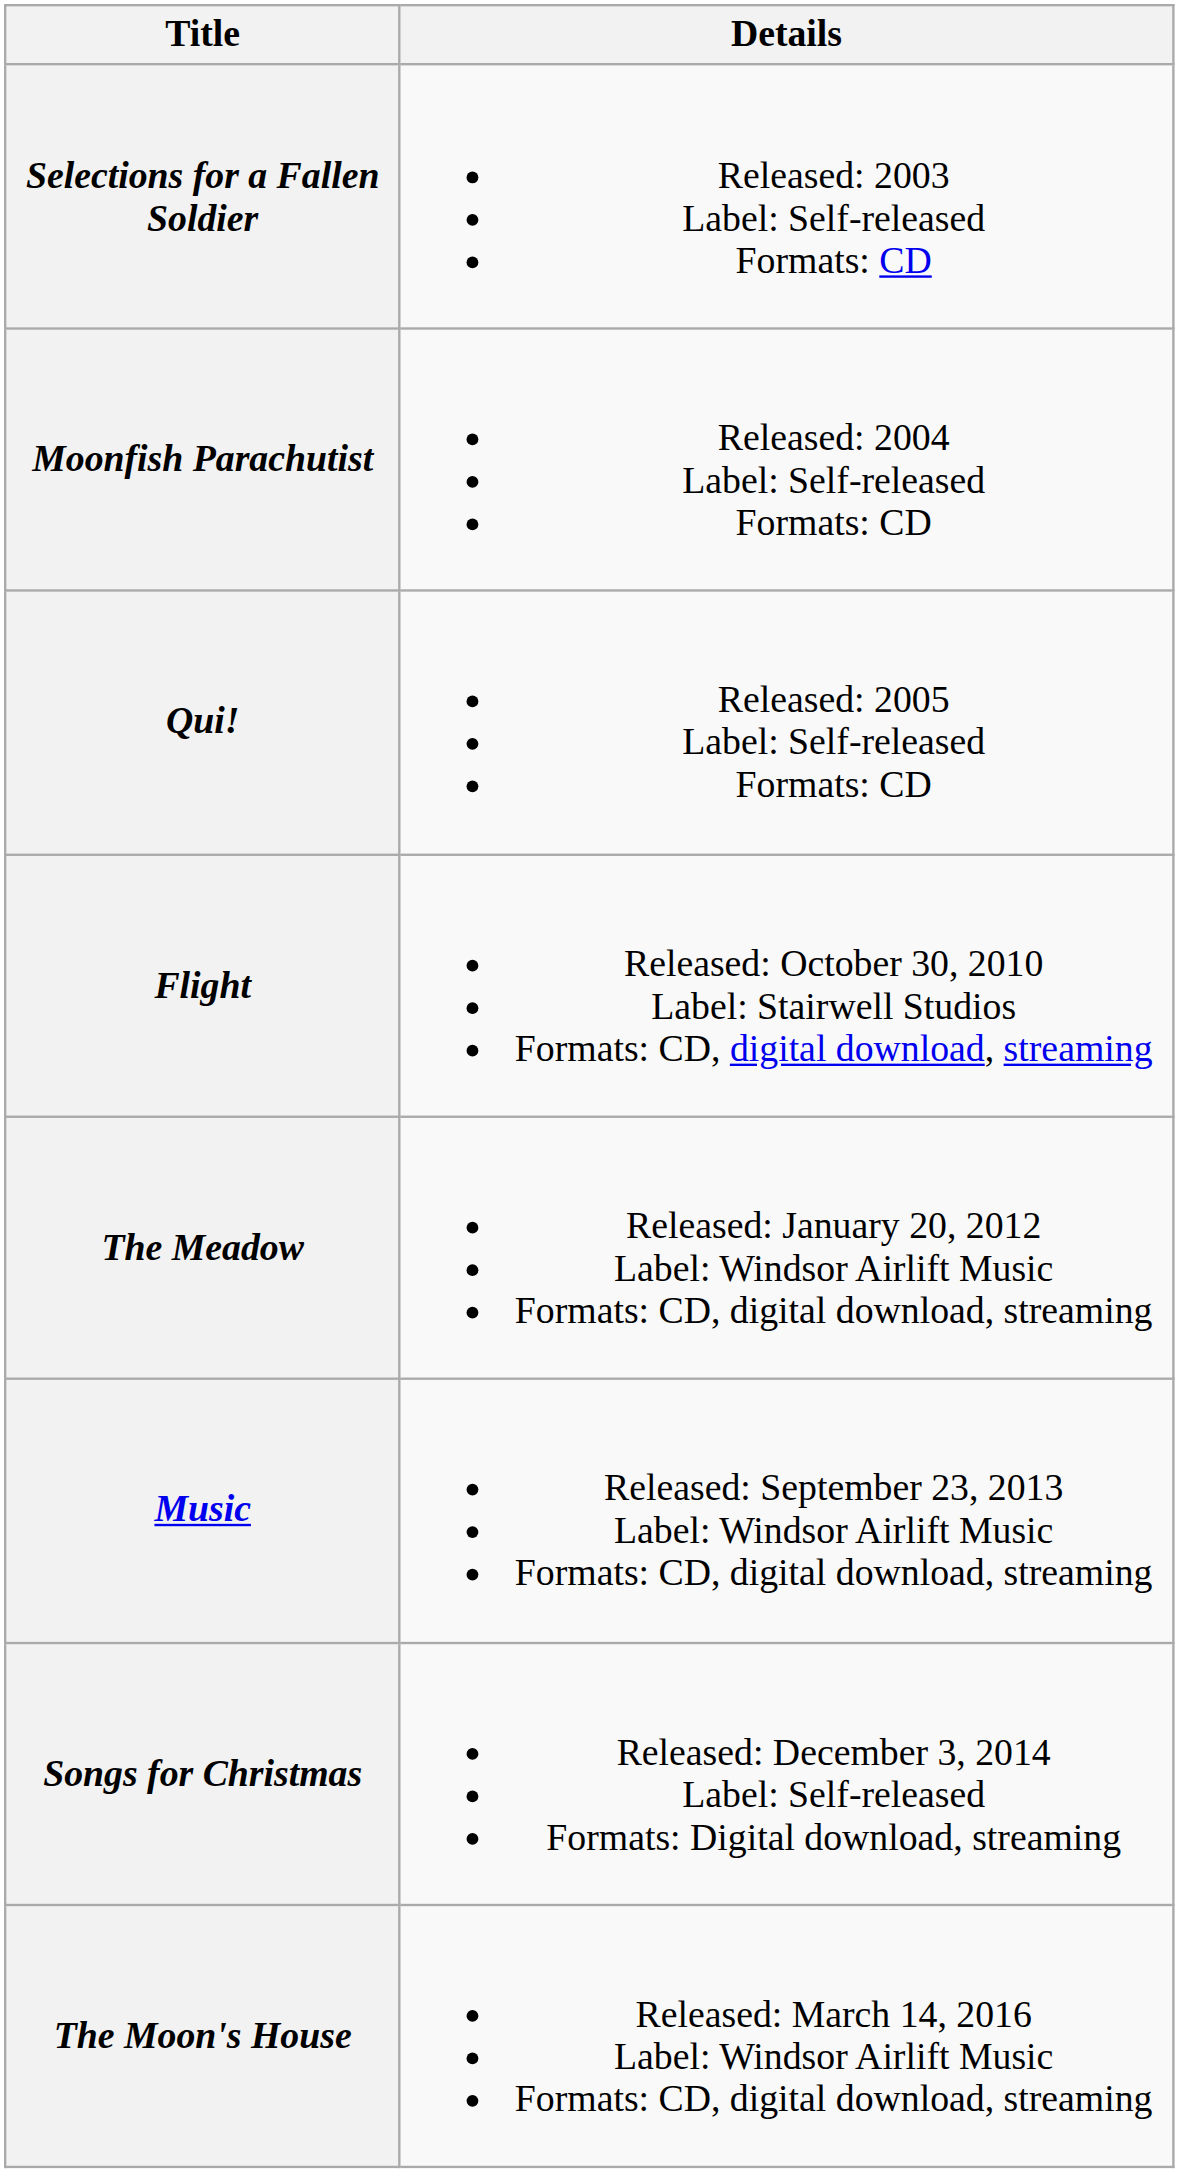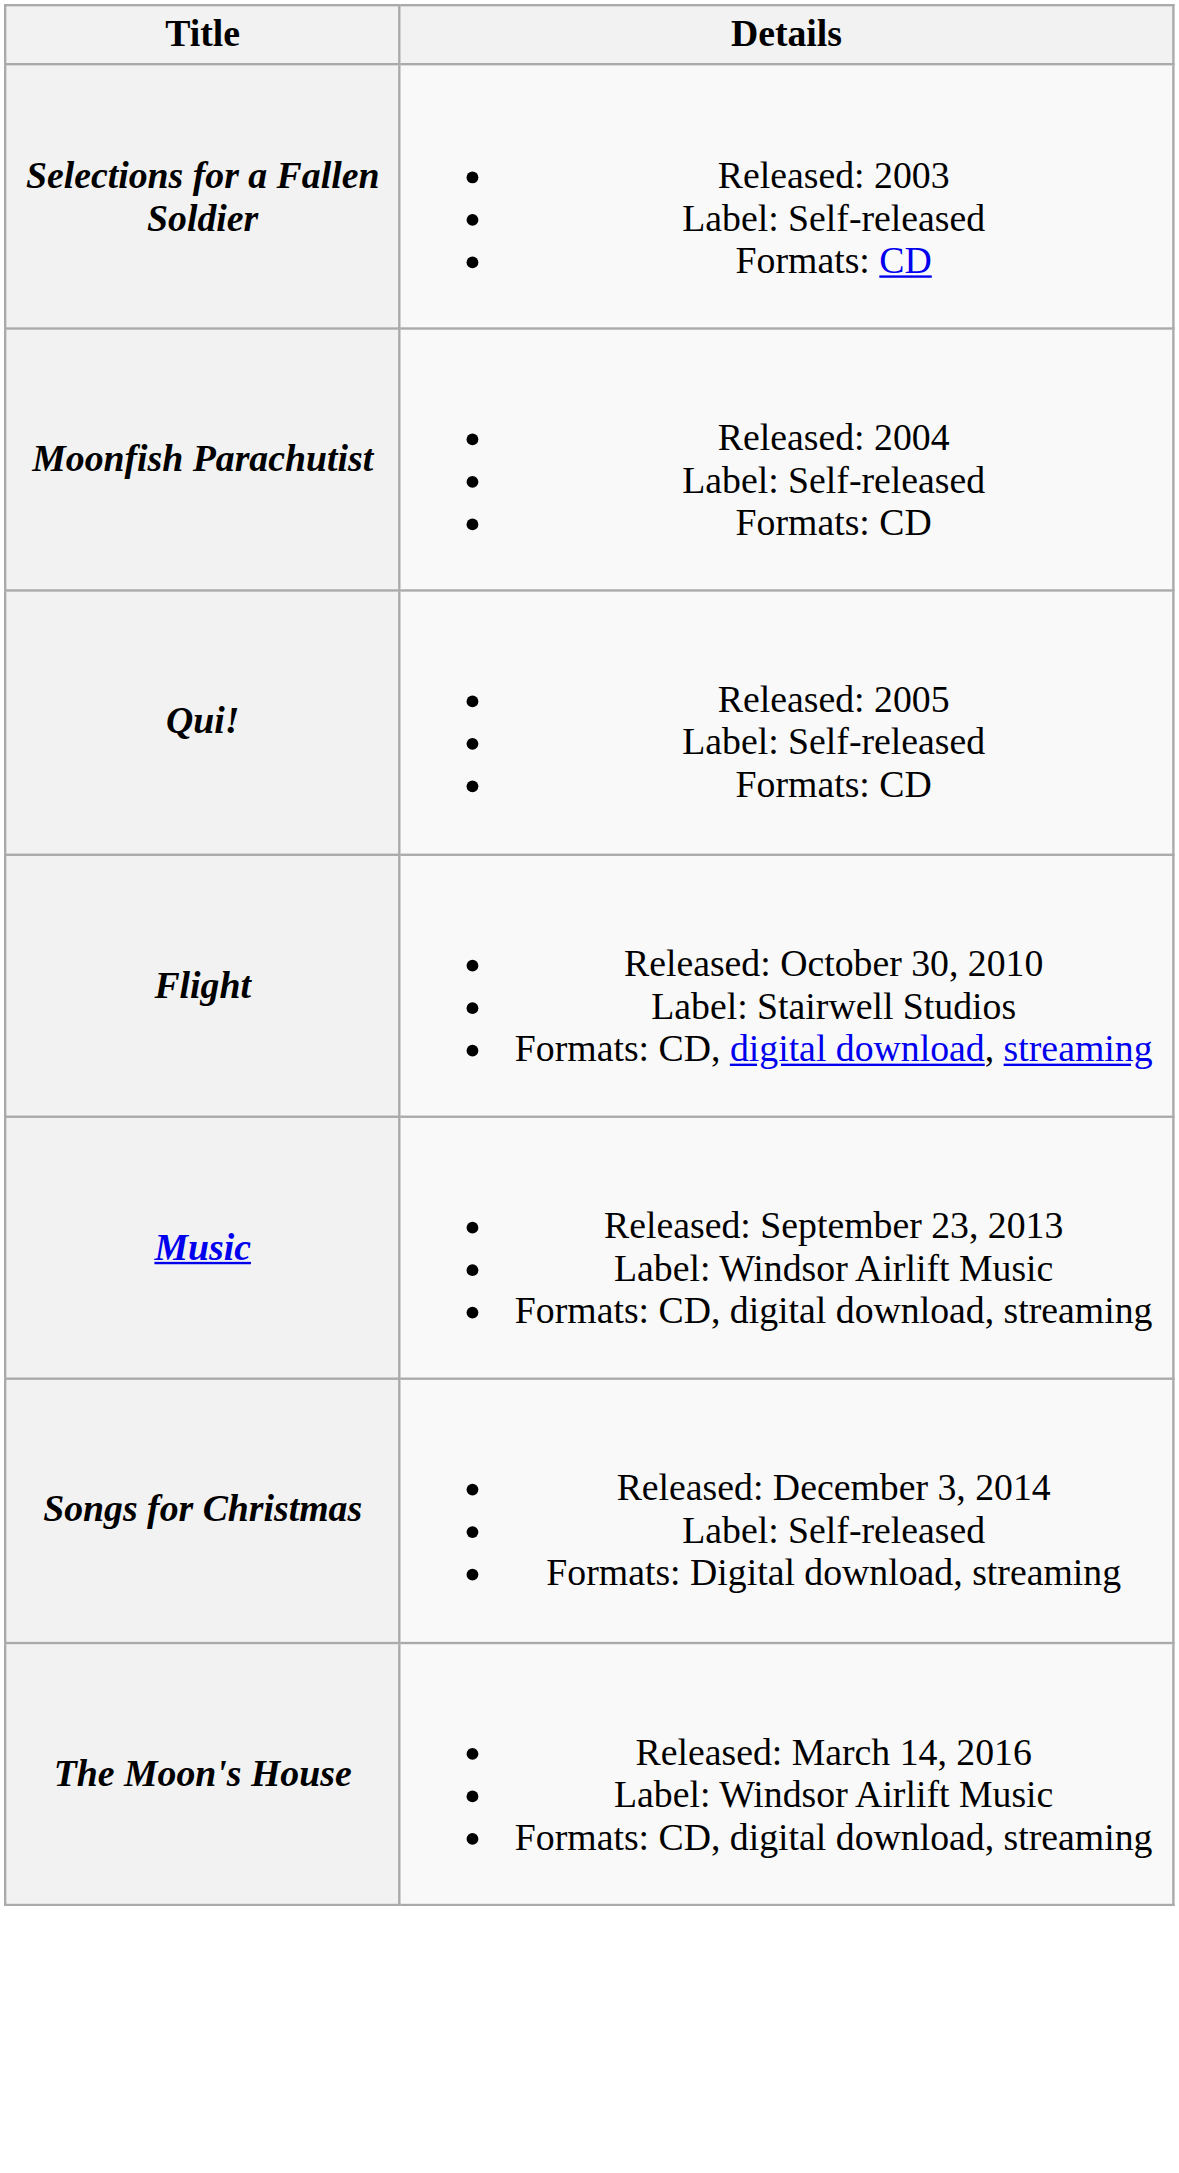- row: (203, 1247)
